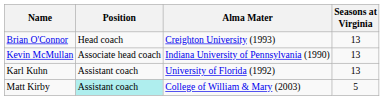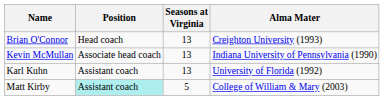columns swapped: (356, 18) <-> (248, 18)
